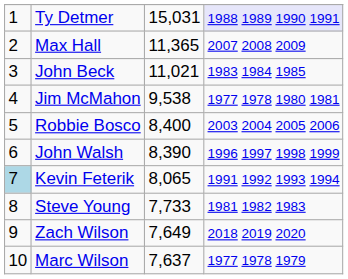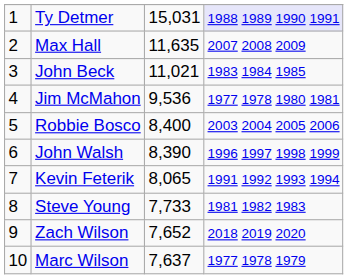(174, 44) 11,365 -> (174, 44) 11,635
(170, 98) 9,538 -> (170, 98) 9,536
(13, 179) lightblue background -> (13, 179) no background
(170, 233) 7,649 -> (170, 233) 7,652
